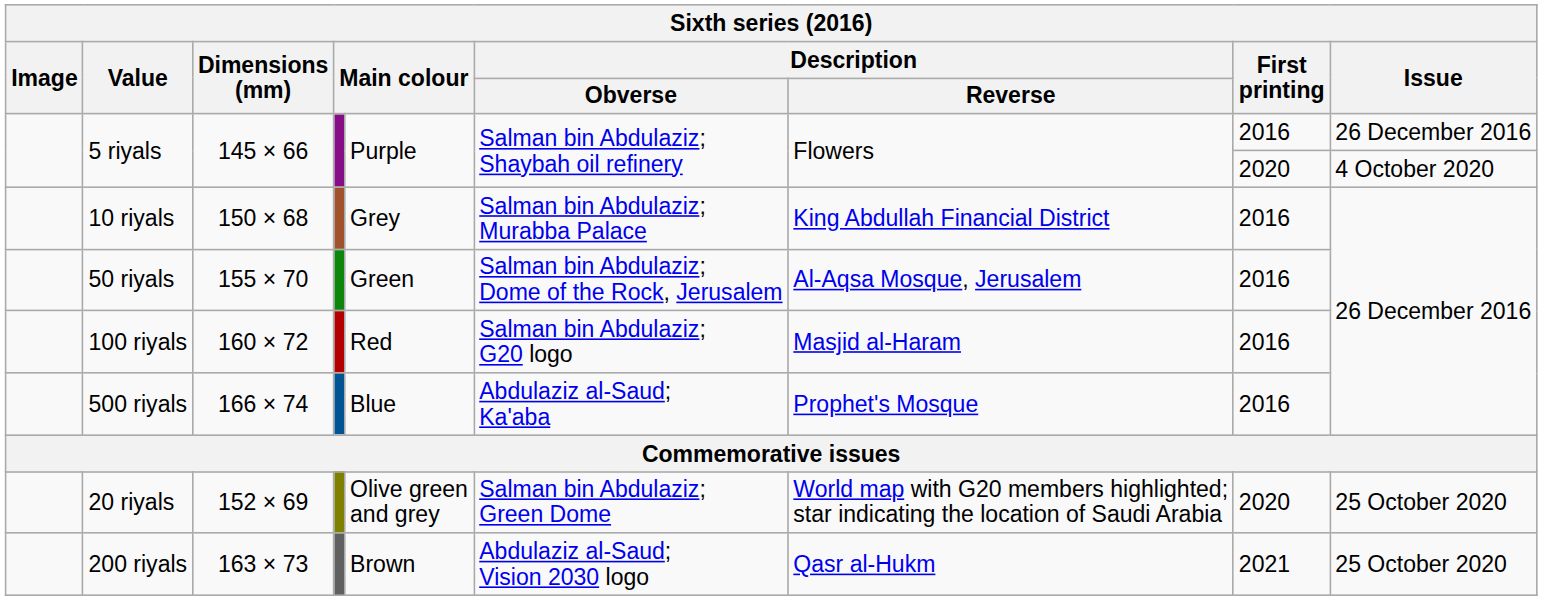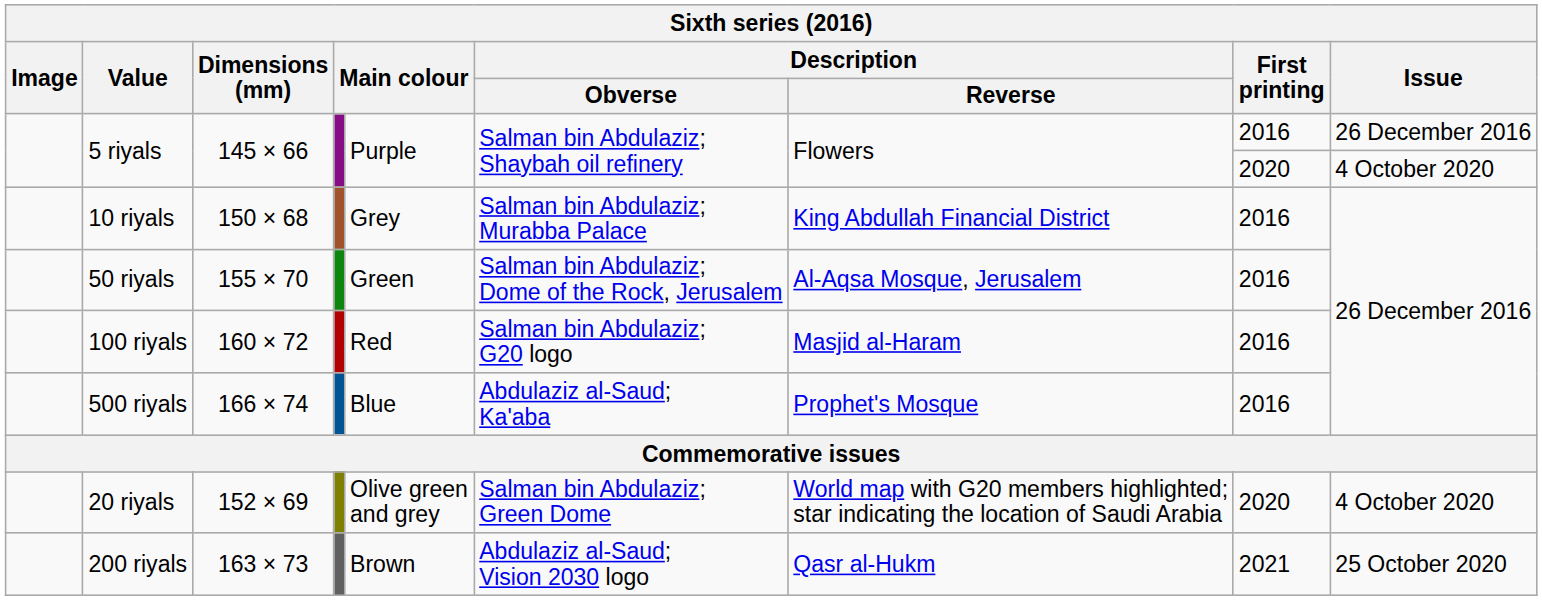(1421, 502) 25 October 2020 -> (1415, 502) 4 October 2020
